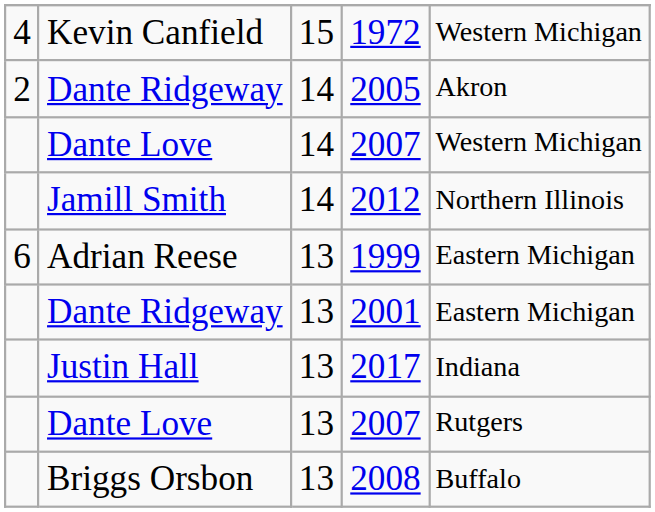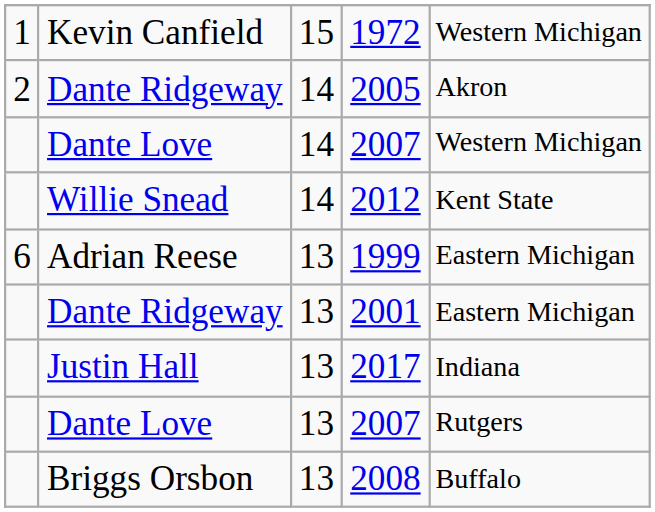(22, 32) 4 -> (22, 32) 1
- row: (137, 199)
+ row: (138, 199)
